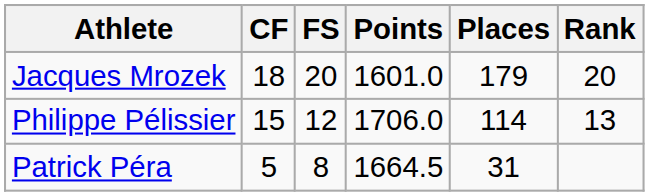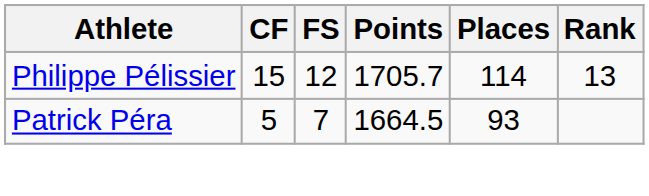- row: (119, 75)
(398, 121) 1706.0 -> (398, 75) 1705.7
(321, 168) 8 -> (321, 121) 7
(504, 168) 31 -> (504, 121) 93
